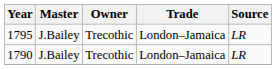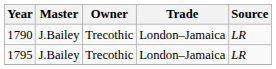rows swapped: (20, 54) <-> (20, 34)
